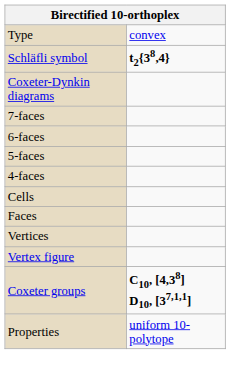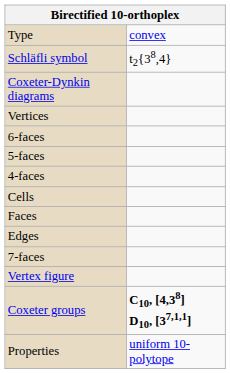(150, 58) bold -> (150, 58) normal
rows swapped: (26, 116) <-> (28, 236)
+ row: (23, 236)
